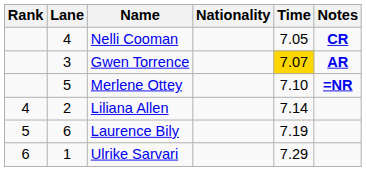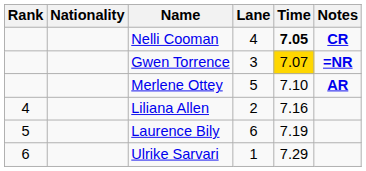columns swapped: (67, 16) <-> (233, 16)
(294, 39) normal -> (294, 39) bold
(338, 62) AR -> (338, 62) =NR
(338, 85) =NR -> (338, 85) AR
(294, 108) 7.14 -> (294, 108) 7.16
